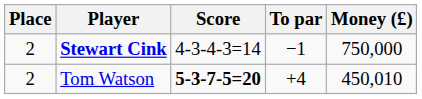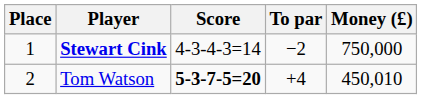(30, 49) 2 -> (30, 49) 1
(296, 49) −1 -> (296, 49) −2
